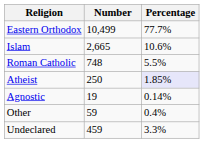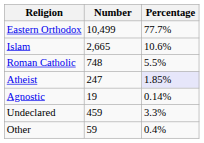(94, 79) 250 -> (94, 79) 247
rows swapped: (19, 113) <-> (31, 130)
